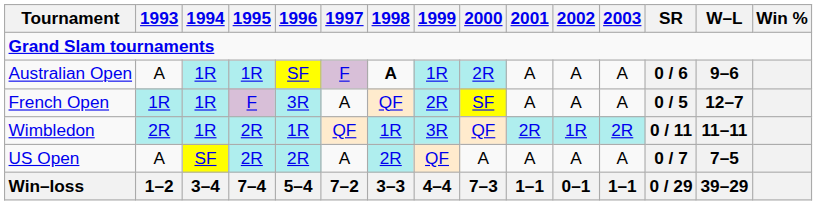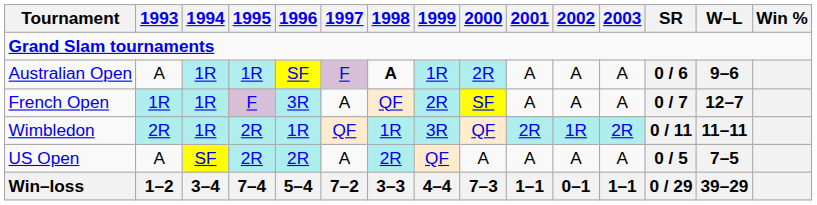(671, 101) 0 / 5 -> (671, 101) 0 / 7
(671, 157) 0 / 7 -> (671, 157) 0 / 5
